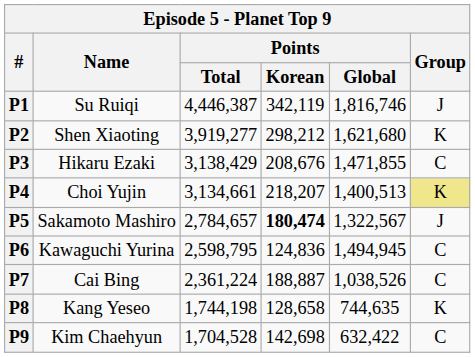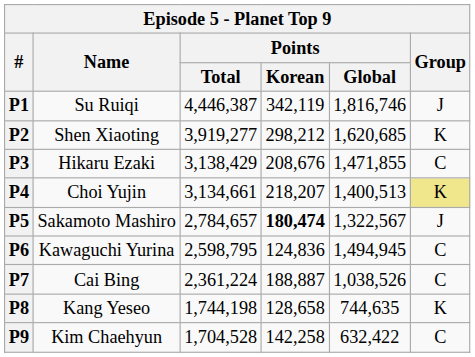(370, 134) 1,621,680 -> (370, 134) 1,620,685
(295, 337) 142,698 -> (295, 337) 142,258
